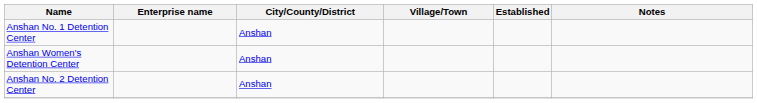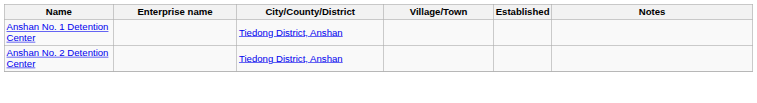(255, 32) Anshan -> (291, 32) Tiedong District, Anshan
- row: (44, 58)
(255, 84) Anshan -> (291, 58) Tiedong District, Anshan
